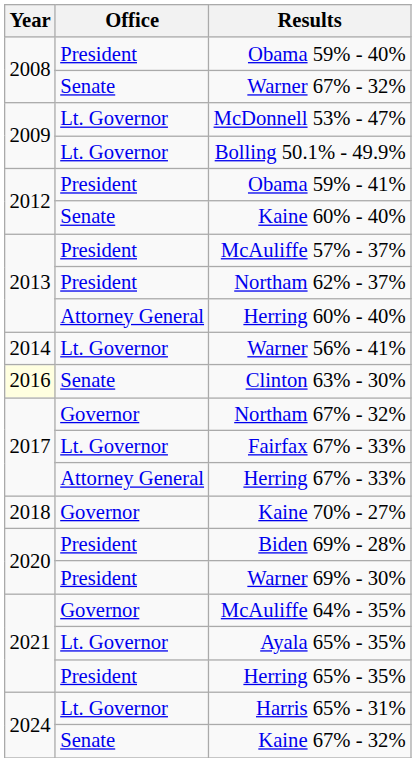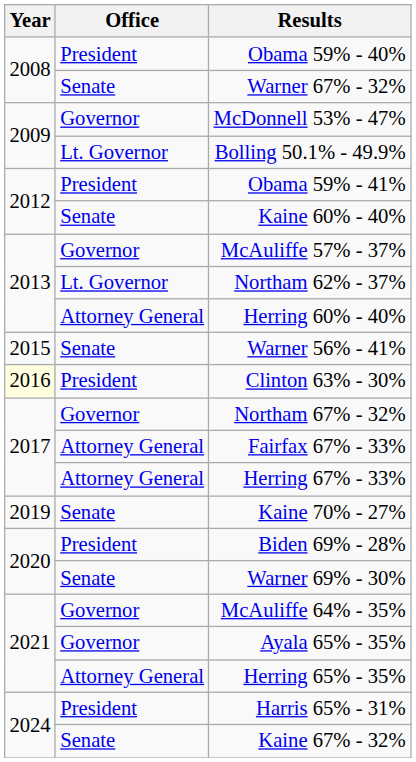(114, 119) Lt. Governor -> (100, 119) Governor
(99, 250) President -> (100, 250) Governor
(99, 282) President -> (114, 282) Lt. Governor
(30, 348) 2014 -> (30, 348) 2015
(114, 348) Lt. Governor -> (88, 348) Senate
(88, 380) Senate -> (99, 380) President
(114, 446) Lt. Governor -> (132, 446) Attorney General
(30, 511) 2018 -> (30, 511) 2019
(100, 511) Governor -> (88, 511) Senate
(99, 577) President -> (88, 577) Senate
(114, 642) Lt. Governor -> (100, 642) Governor
(99, 675) President -> (132, 675) Attorney General
(114, 708) Lt. Governor -> (99, 708) President
